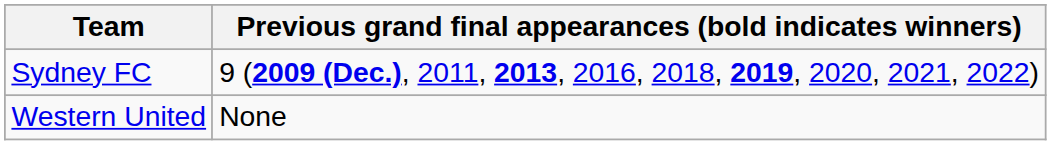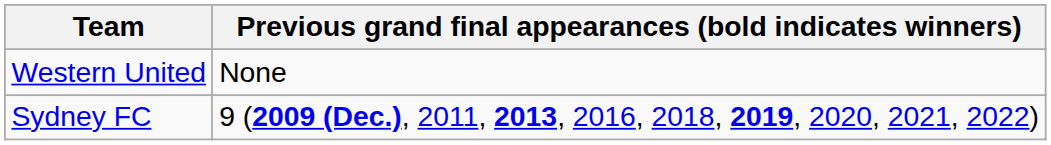rows swapped: (109, 116) <-> (81, 71)
